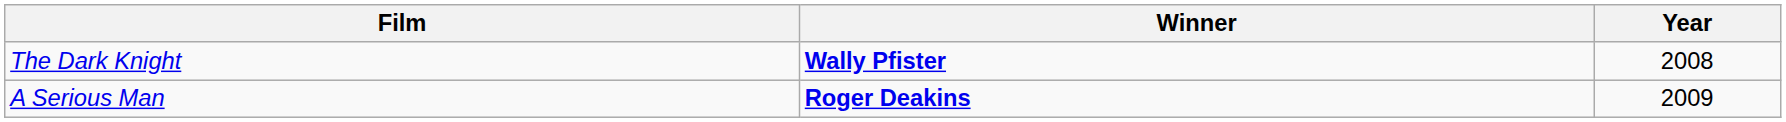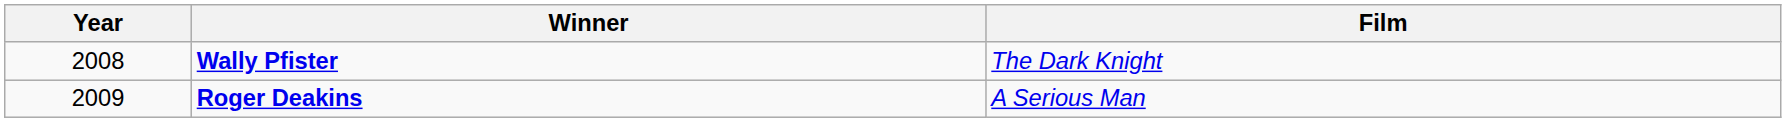columns swapped: (1687, 23) <-> (402, 23)
